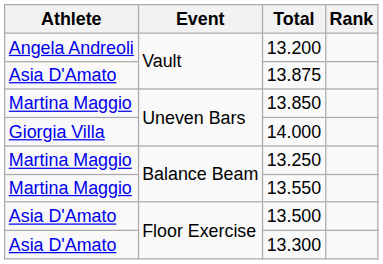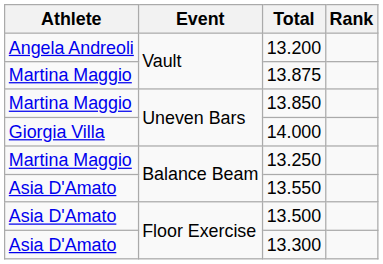(63, 76) Asia D'Amato -> (70, 76) Martina Maggio
(70, 188) Martina Maggio -> (63, 188) Asia D'Amato
